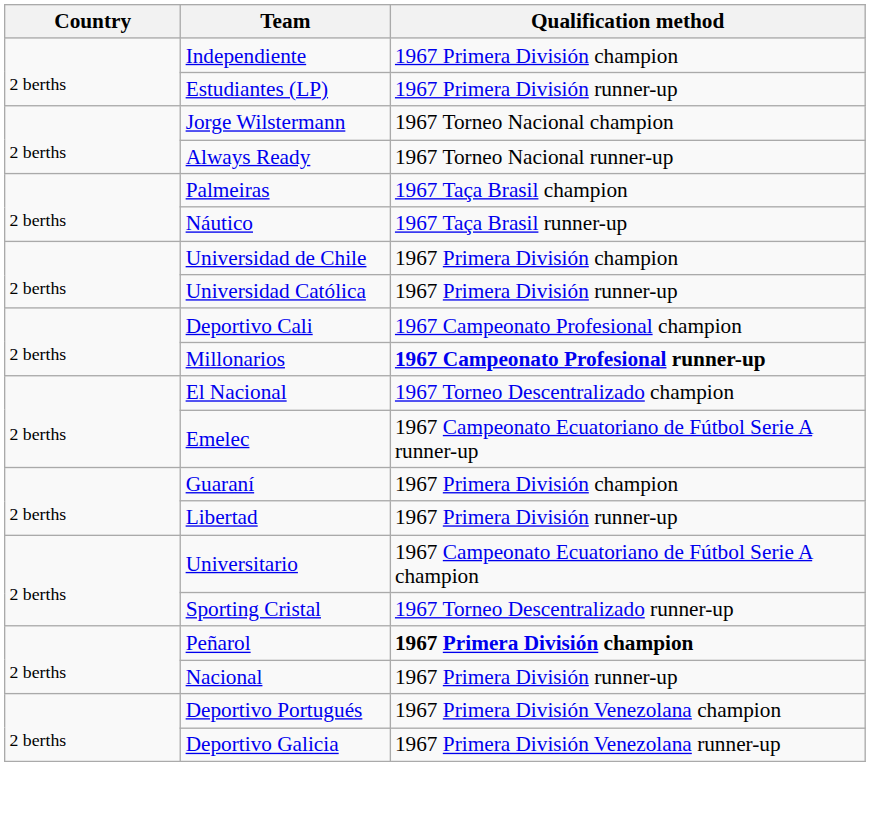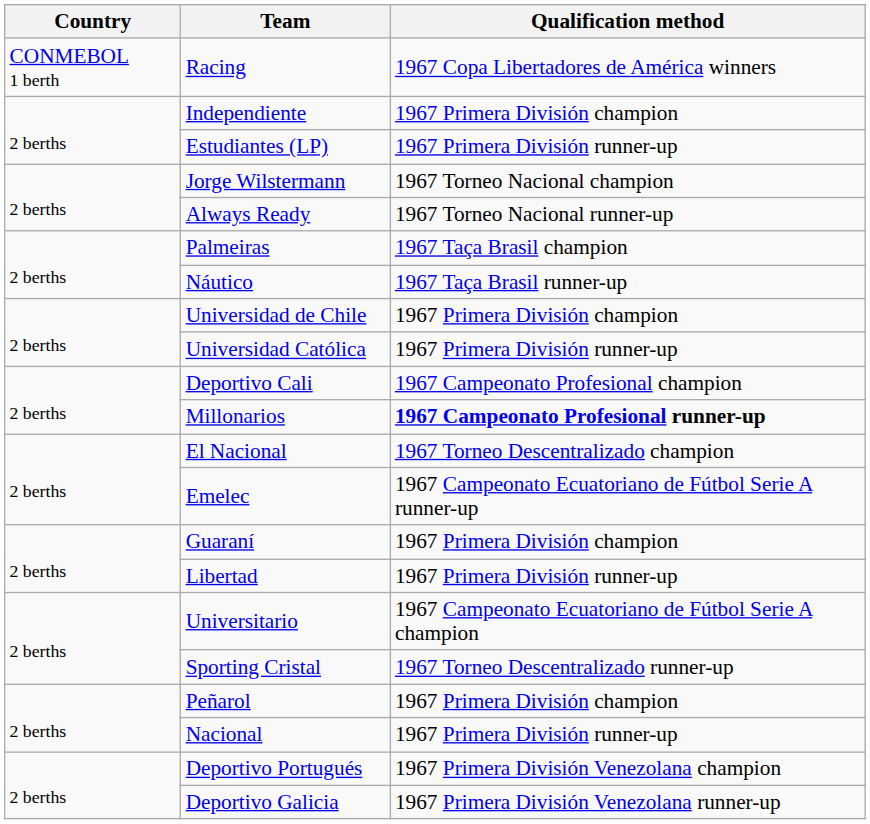+ row: (216, 67)
(544, 642) bold -> (536, 700) normal
